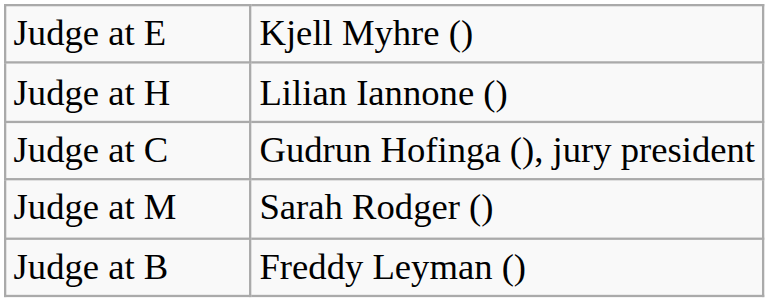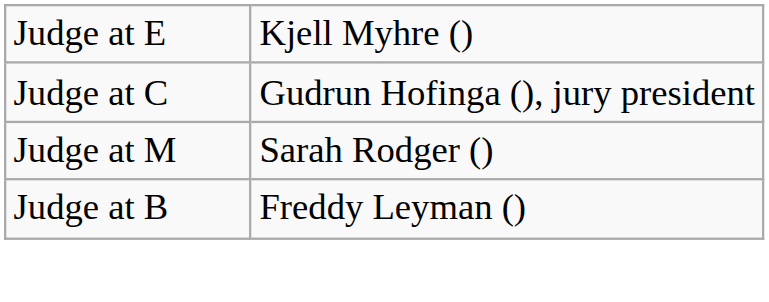- row: (92, 91)
